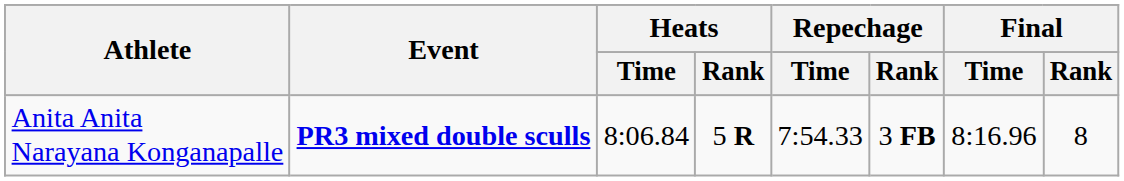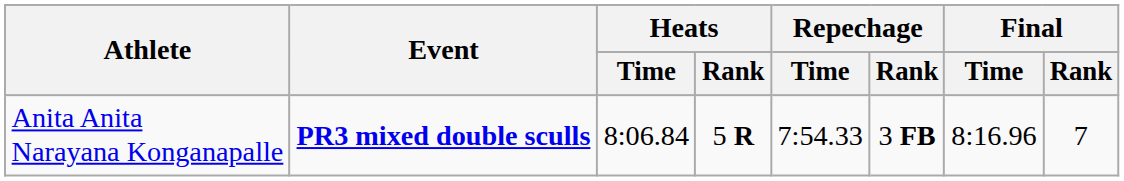(1081, 135) 8 -> (1081, 135) 7
